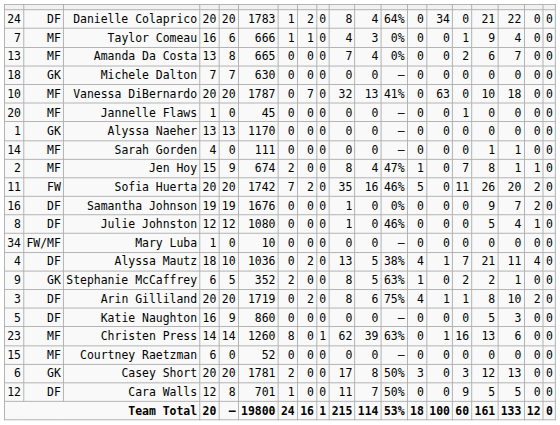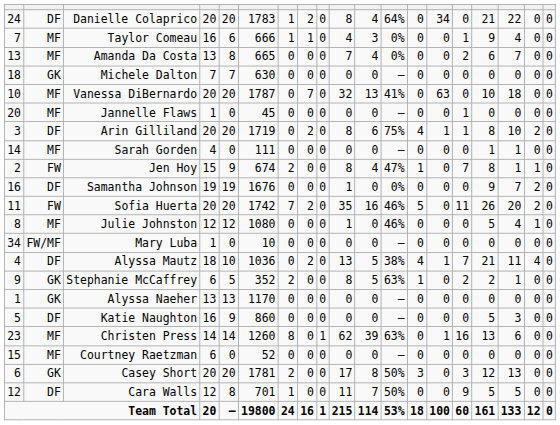rows swapped: (149, 299) <-> (152, 131)
(54, 168) MF -> (54, 168) FW
rows swapped: (156, 187) <-> (142, 206)
(54, 224) DF -> (54, 224) MF
